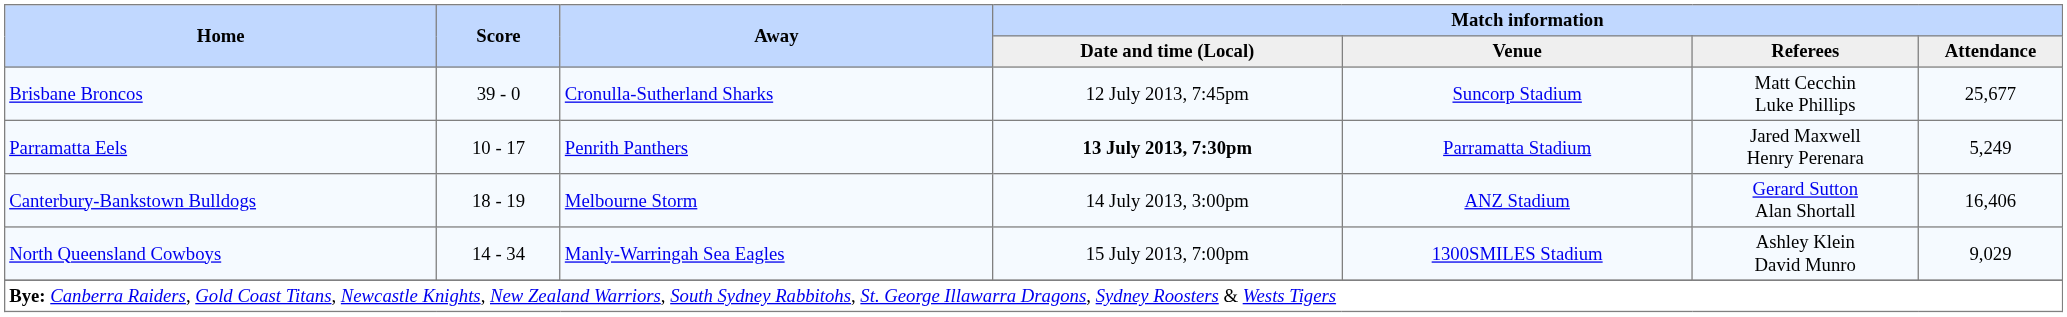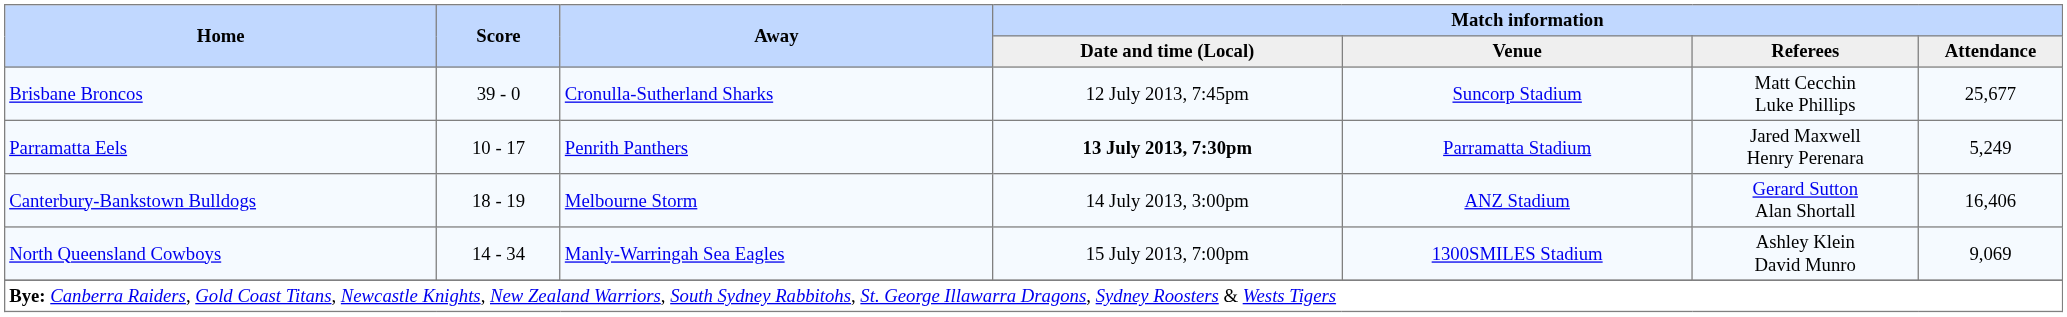(1990, 253) 9,029 -> (1990, 253) 9,069
